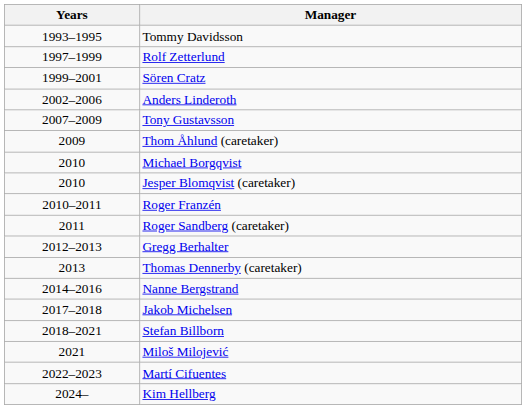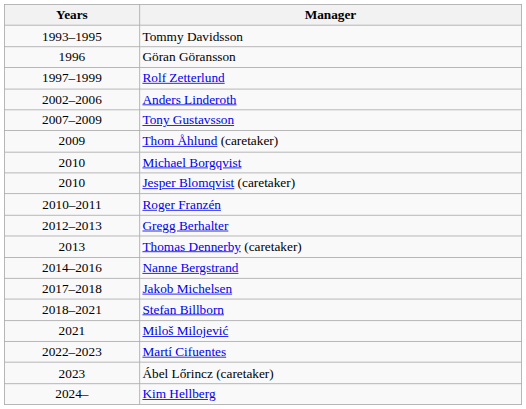+ row: (189, 57)
- row: (174, 78)
- row: (216, 225)
+ row: (208, 373)
